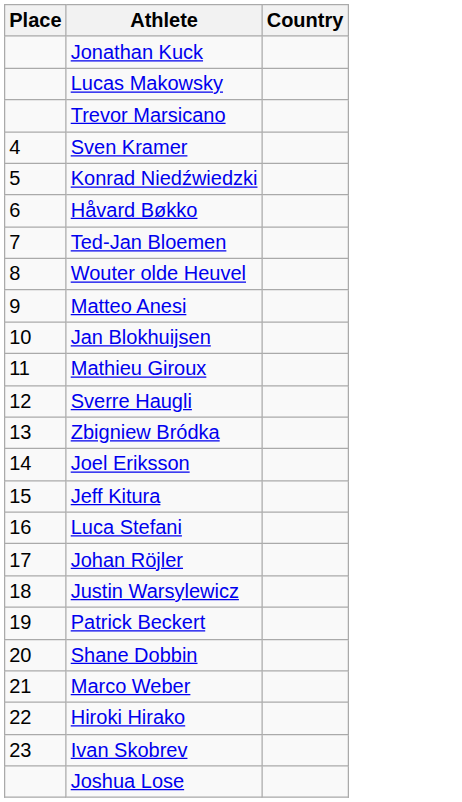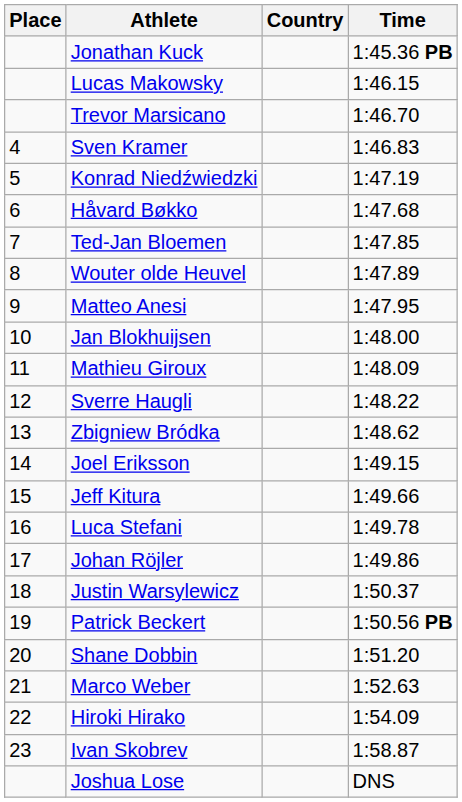+ column: (403, 20)
